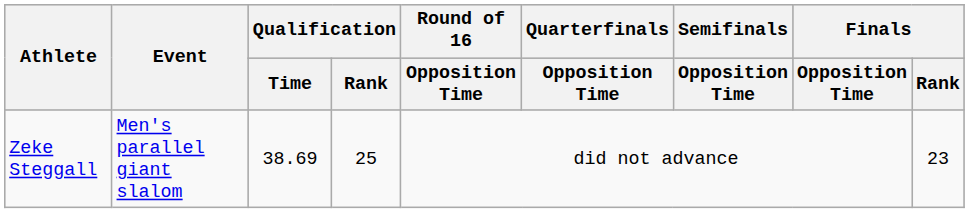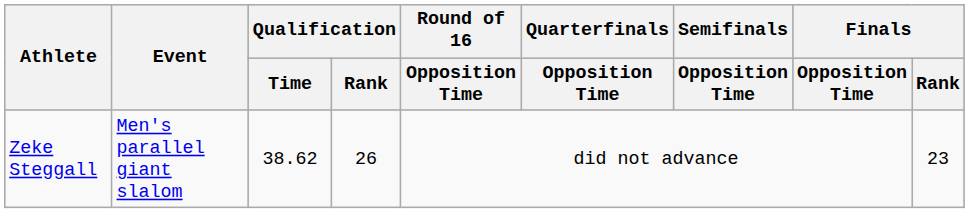(290, 159) 38.69 -> (290, 159) 38.62
(366, 159) 25 -> (366, 159) 26
